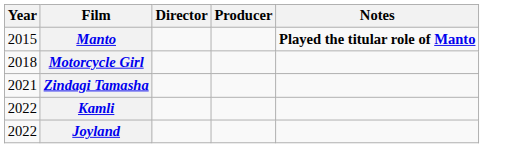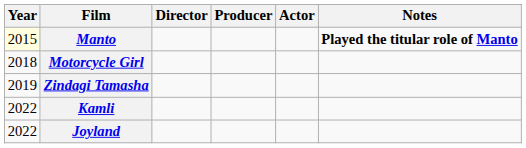+ column: (297, 16)
(22, 39) no background -> (22, 39) lightyellow background
(22, 85) 2021 -> (22, 85) 2019
